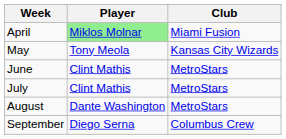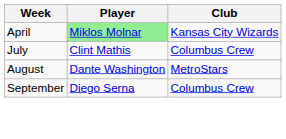(205, 32) Miami Fusion -> (224, 32) Kansas City Wizards
- row: (18, 50)
- row: (20, 69)
(199, 87) MetroStars -> (212, 50) Columbus Crew
